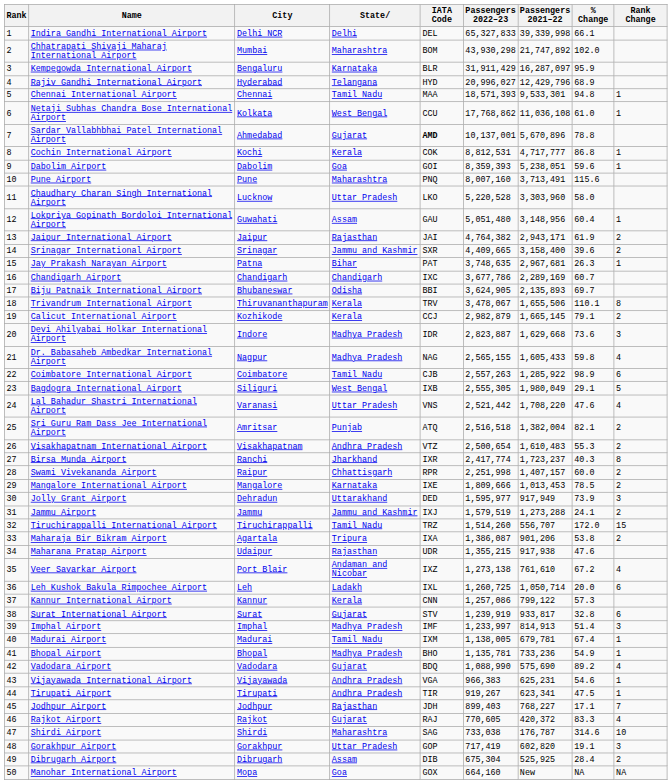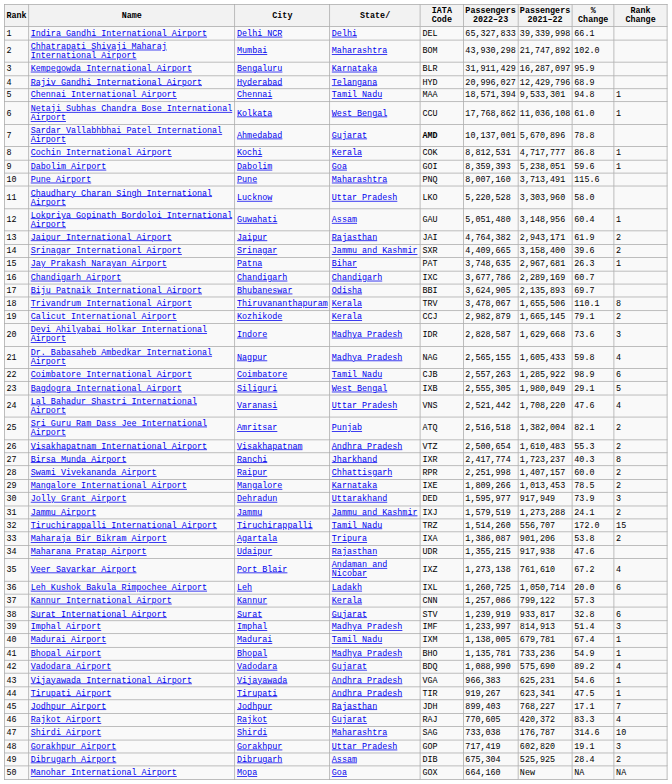(491, 95) 18,571,393 -> (491, 95) 18,571,394
(488, 335) 2,823,887 -> (488, 335) 2,828,587
(488, 486) 1,809,666 -> (488, 486) 1,809,266
